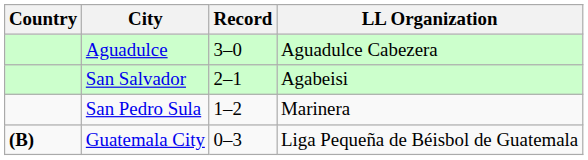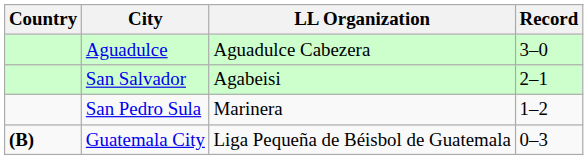columns swapped: (430, 19) <-> (243, 19)
